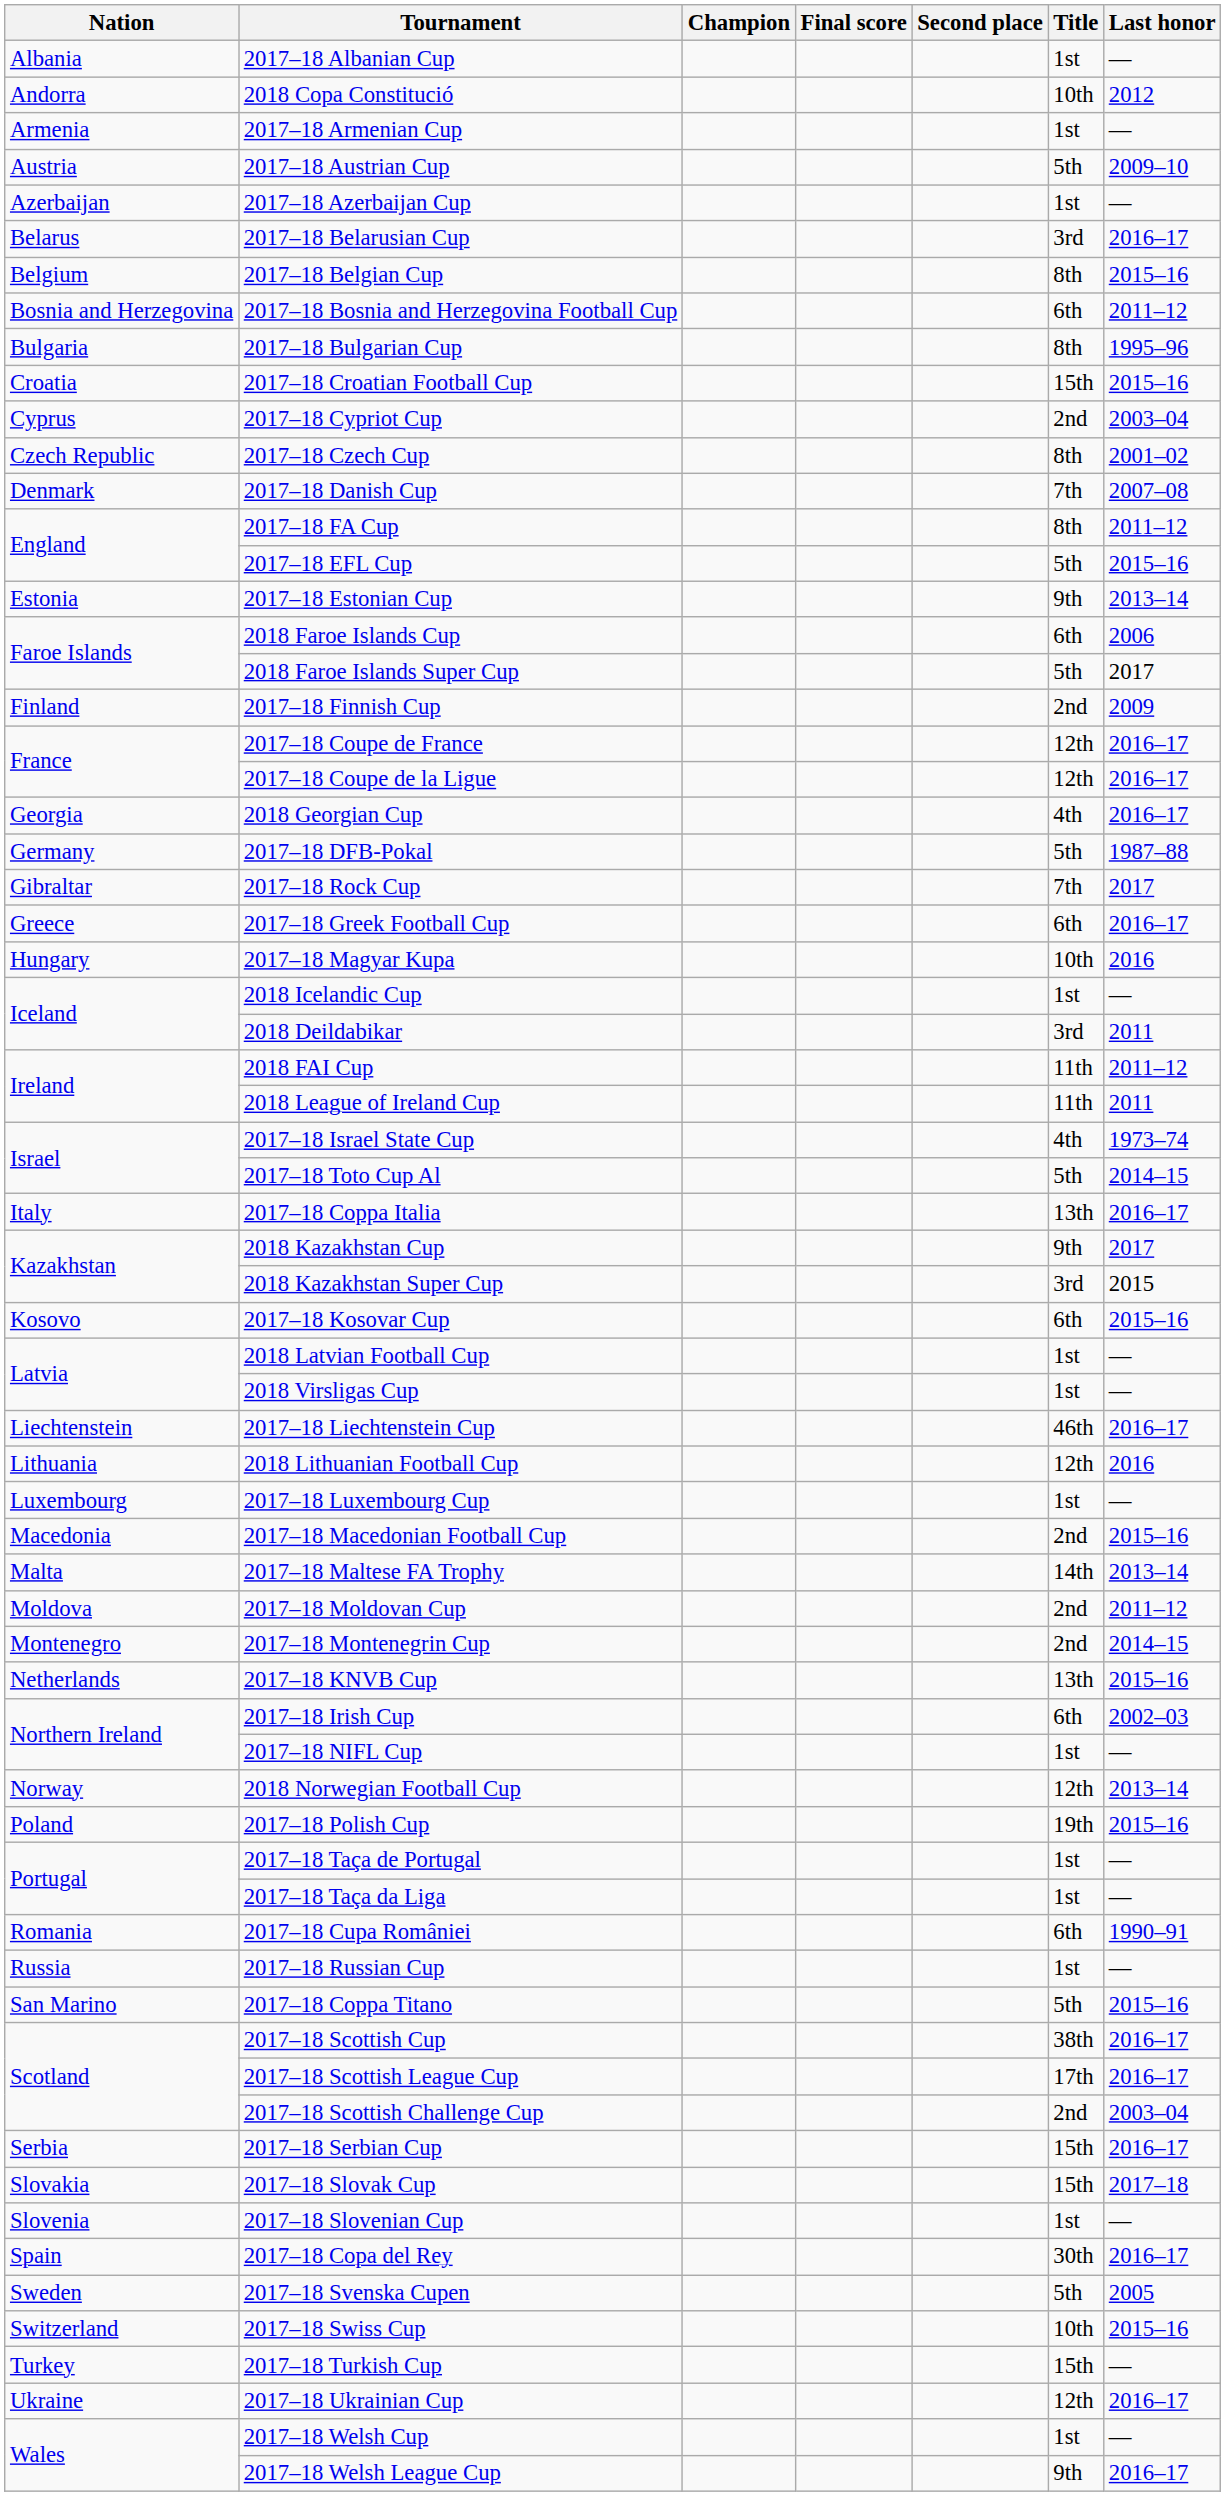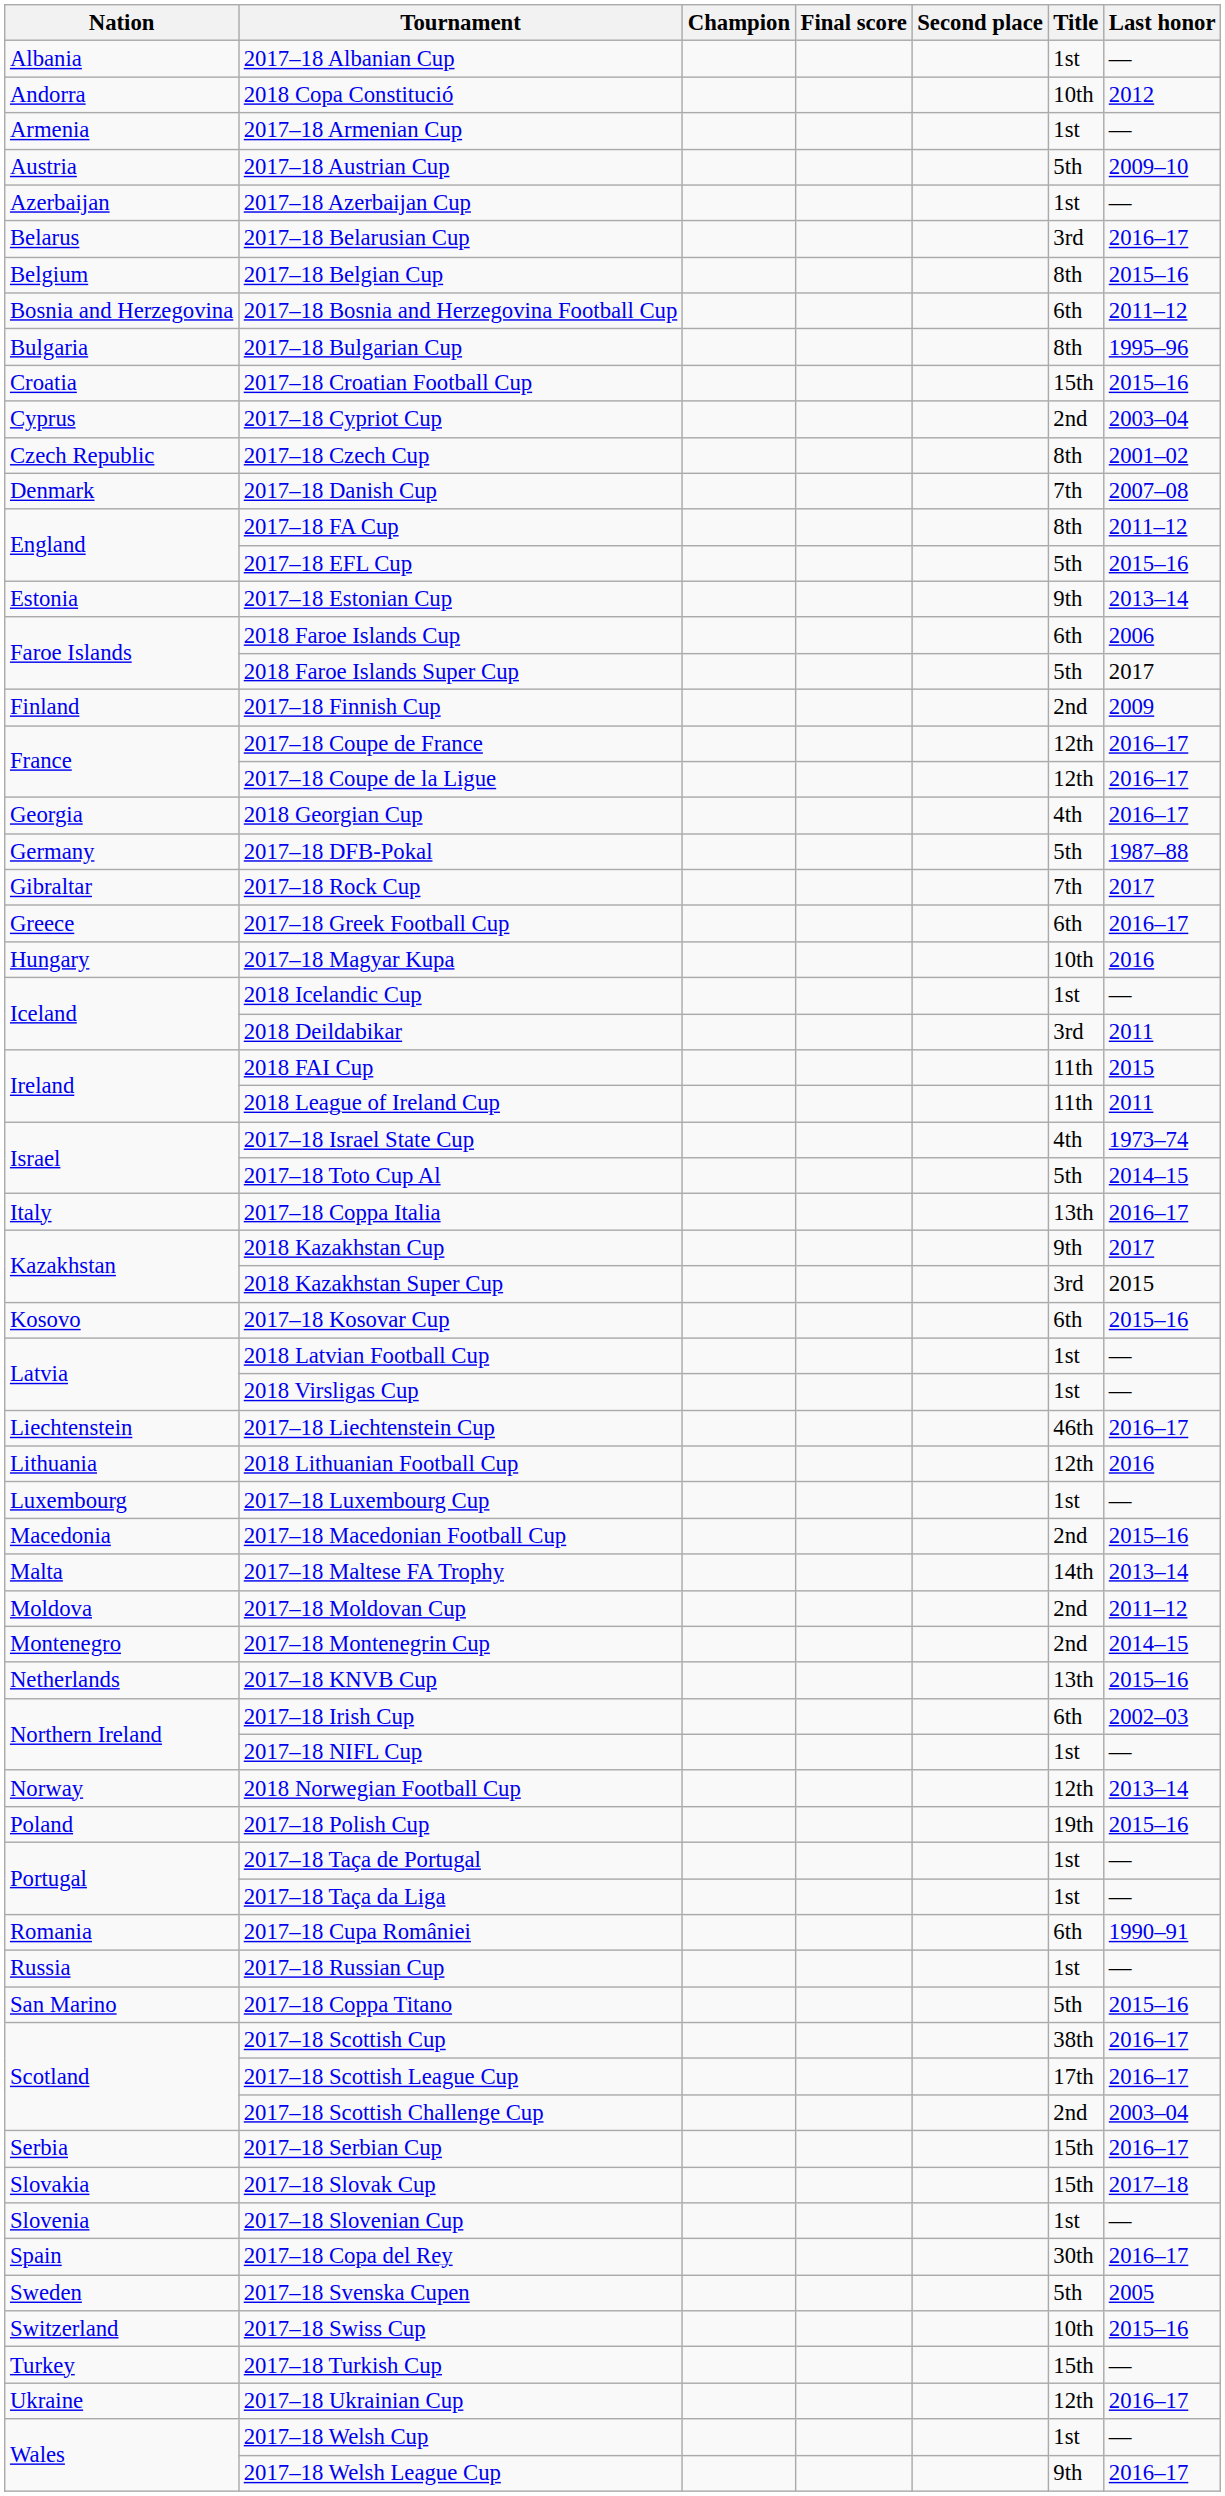(1148, 1067) 2011–12 -> (1132, 1067) 2015
